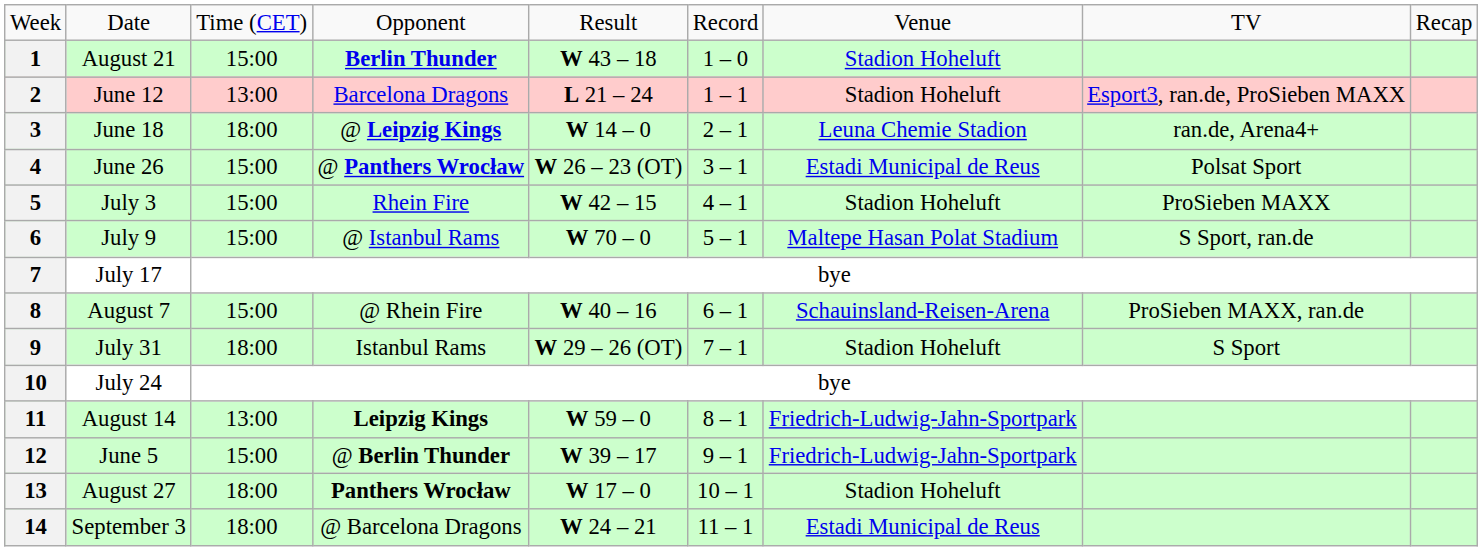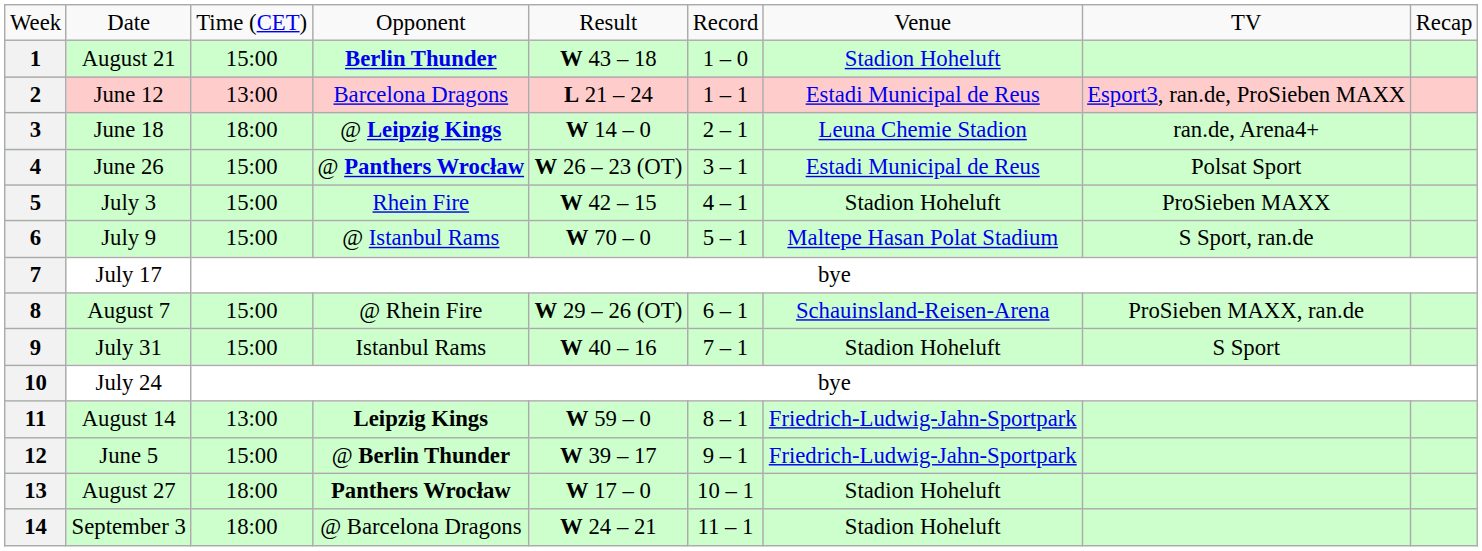(923, 94) Stadion Hoheluft -> (923, 94) Estadi Municipal de Reus
(608, 310) W 40 – 16 -> (608, 310) W 29 – 26 (OT)
(252, 346) 18:00 -> (252, 346) 15:00
(608, 346) W 29 – 26 (OT) -> (608, 346) W 40 – 16
(923, 526) Estadi Municipal de Reus -> (923, 526) Stadion Hoheluft
